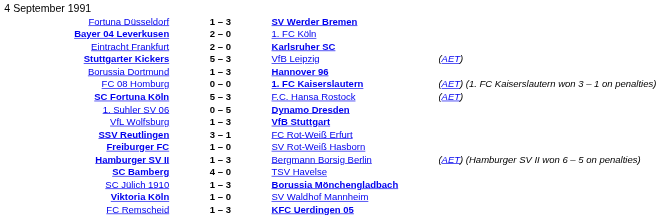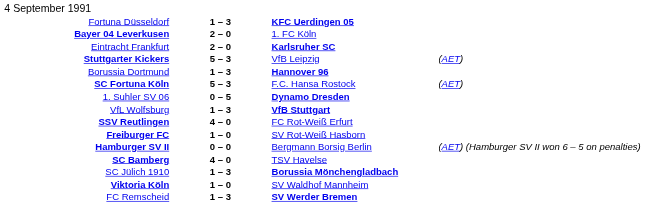(314, 21) SV Werder Bremen -> (313, 21) KFC Uerdingen 05
- row: (135, 84)
(220, 134) 3 – 1 -> (220, 122) 4 – 0
(220, 159) 1 – 3 -> (220, 147) 0 – 0
(313, 210) KFC Uerdingen 05 -> (314, 197) SV Werder Bremen
